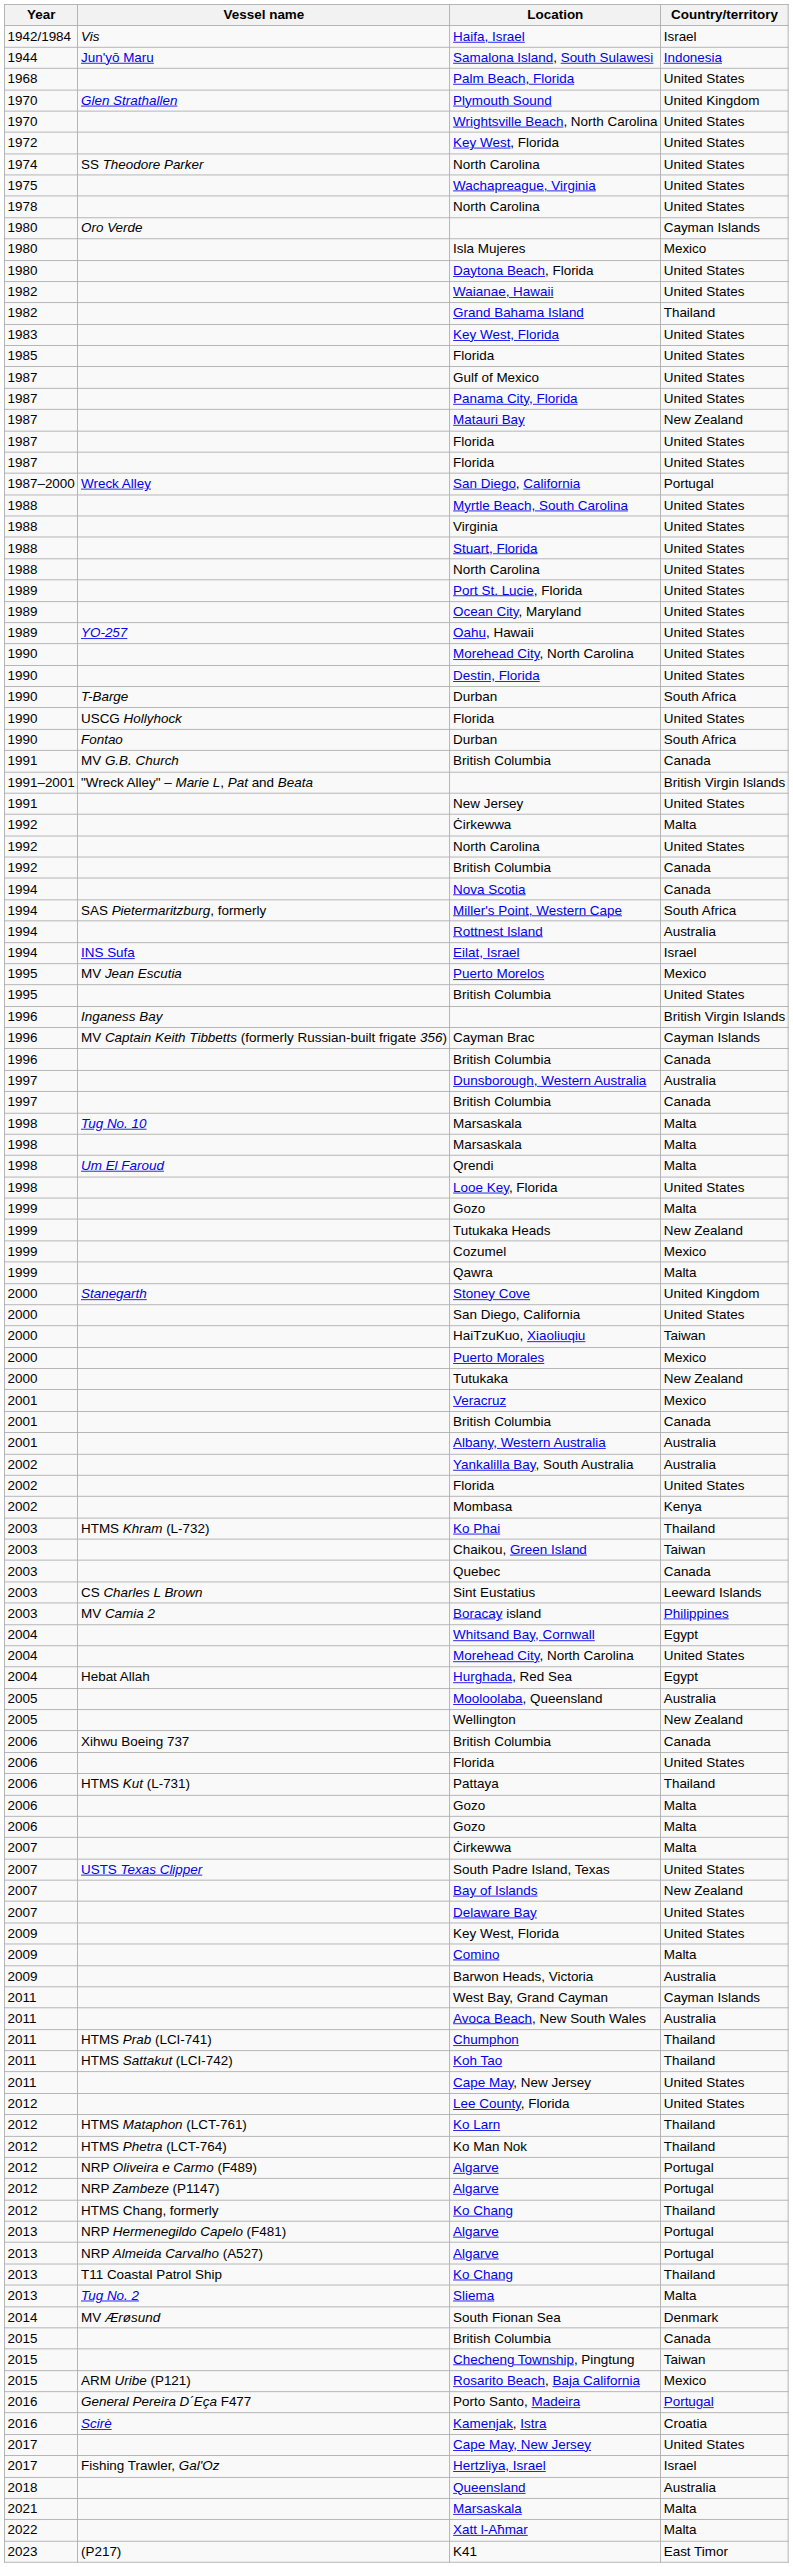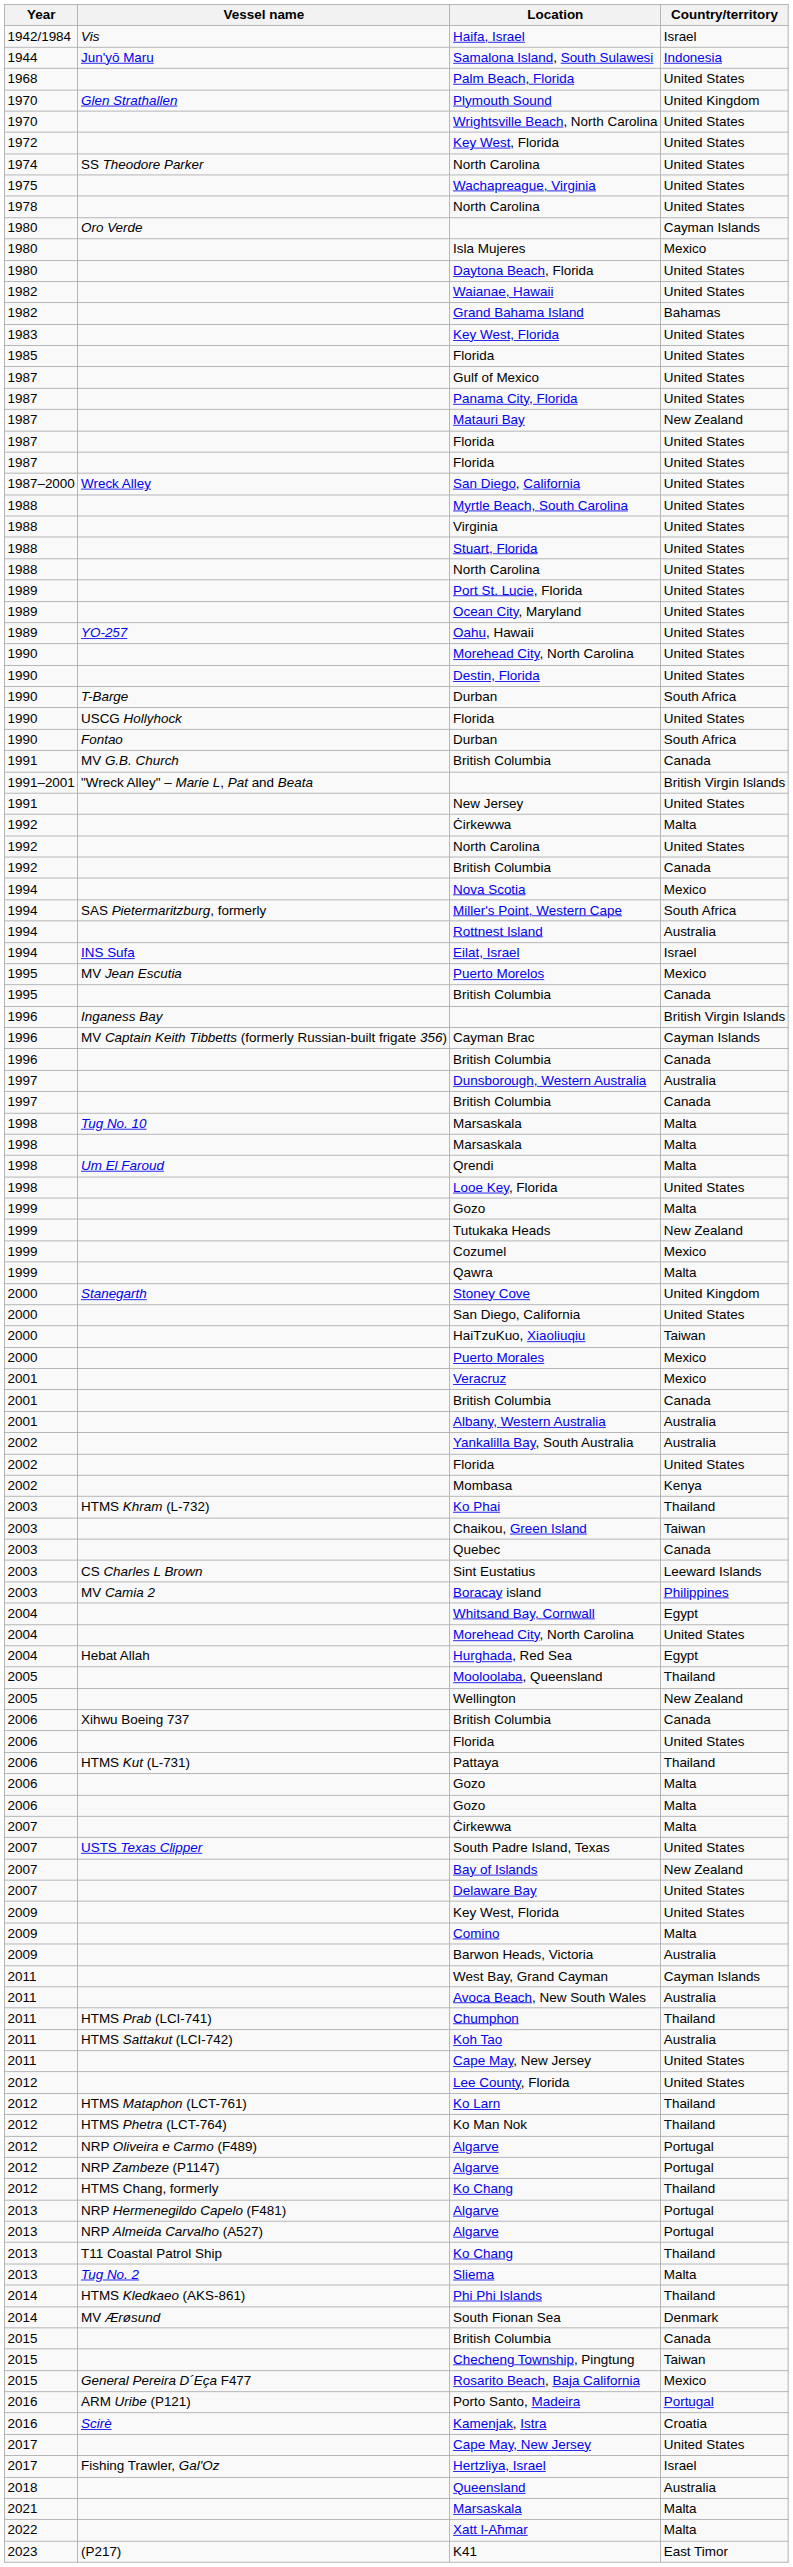(689, 313) Thailand -> (692, 313) Bahamas
(689, 484) Portugal -> (704, 484) United States
(687, 889) Canada -> (685, 889) Mexico
(704, 995) United States -> (687, 995) Canada
- row: (22, 1379)
(690, 1699) Australia -> (689, 1677) Thailand
(689, 2061) Thailand -> (690, 2040) Australia
+ row: (22, 2295)
(136, 2381) ARM Uribe (P121) -> (166, 2381) General Pereira D´Eça F477
(166, 2402) General Pereira D´Eça F477 -> (136, 2402) ARM Uribe (P121)
